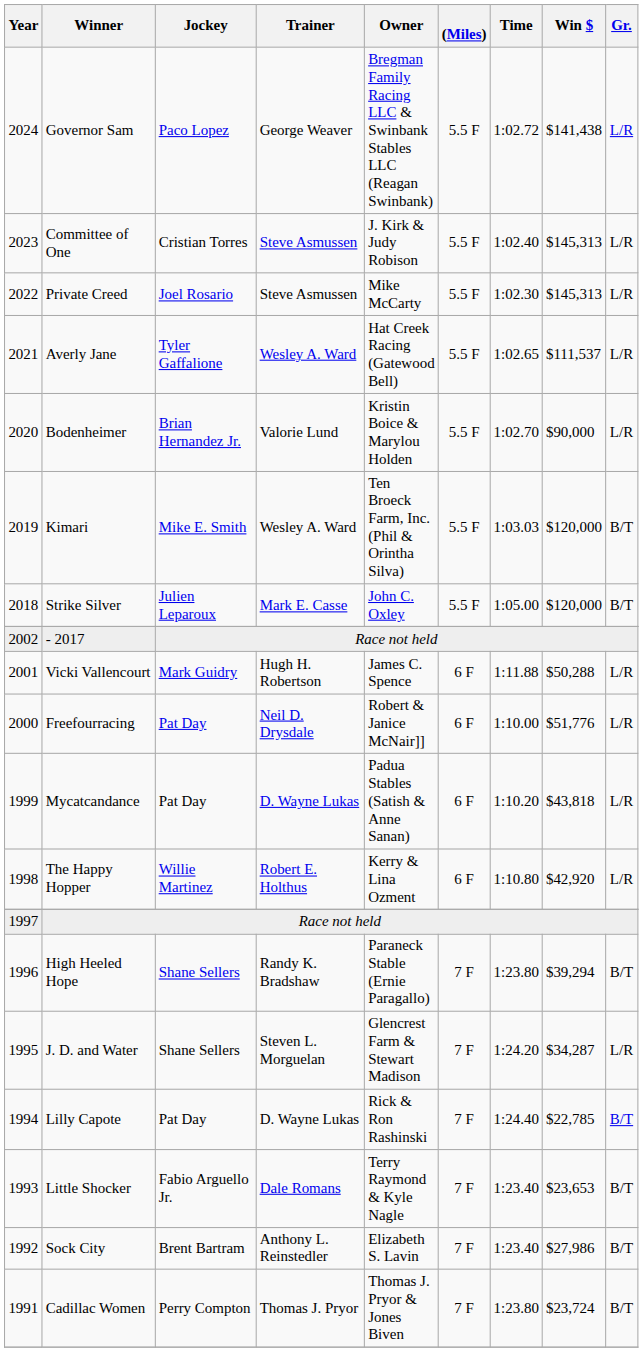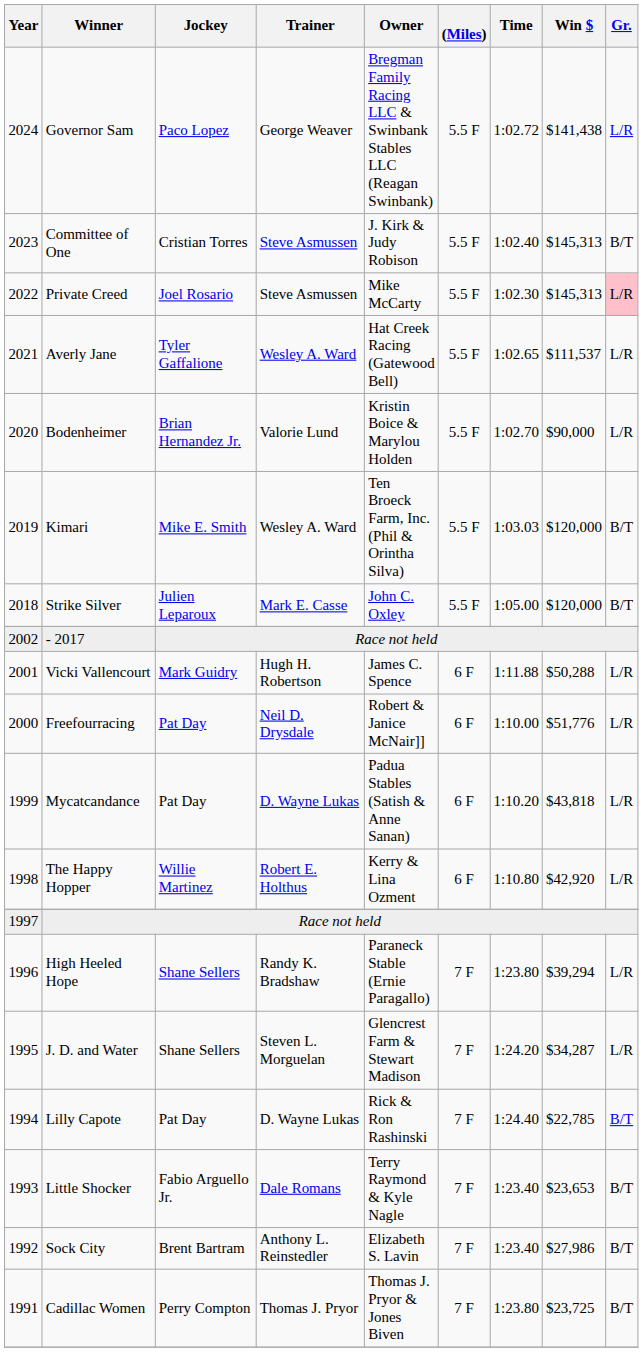(622, 243) L/R -> (622, 243) B/T
(622, 294) no background -> (622, 294) pink background
(622, 973) B/T -> (622, 973) L/R
(570, 1308) $23,724 -> (570, 1308) $23,725
